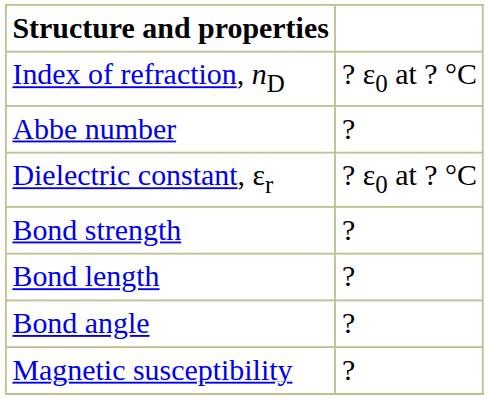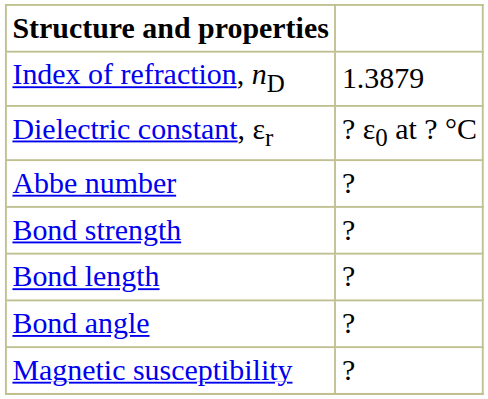(409, 78) ? ε0 at ? °C -> (383, 78) 1.3879
rows swapped: (94, 129) <-> (143, 179)
